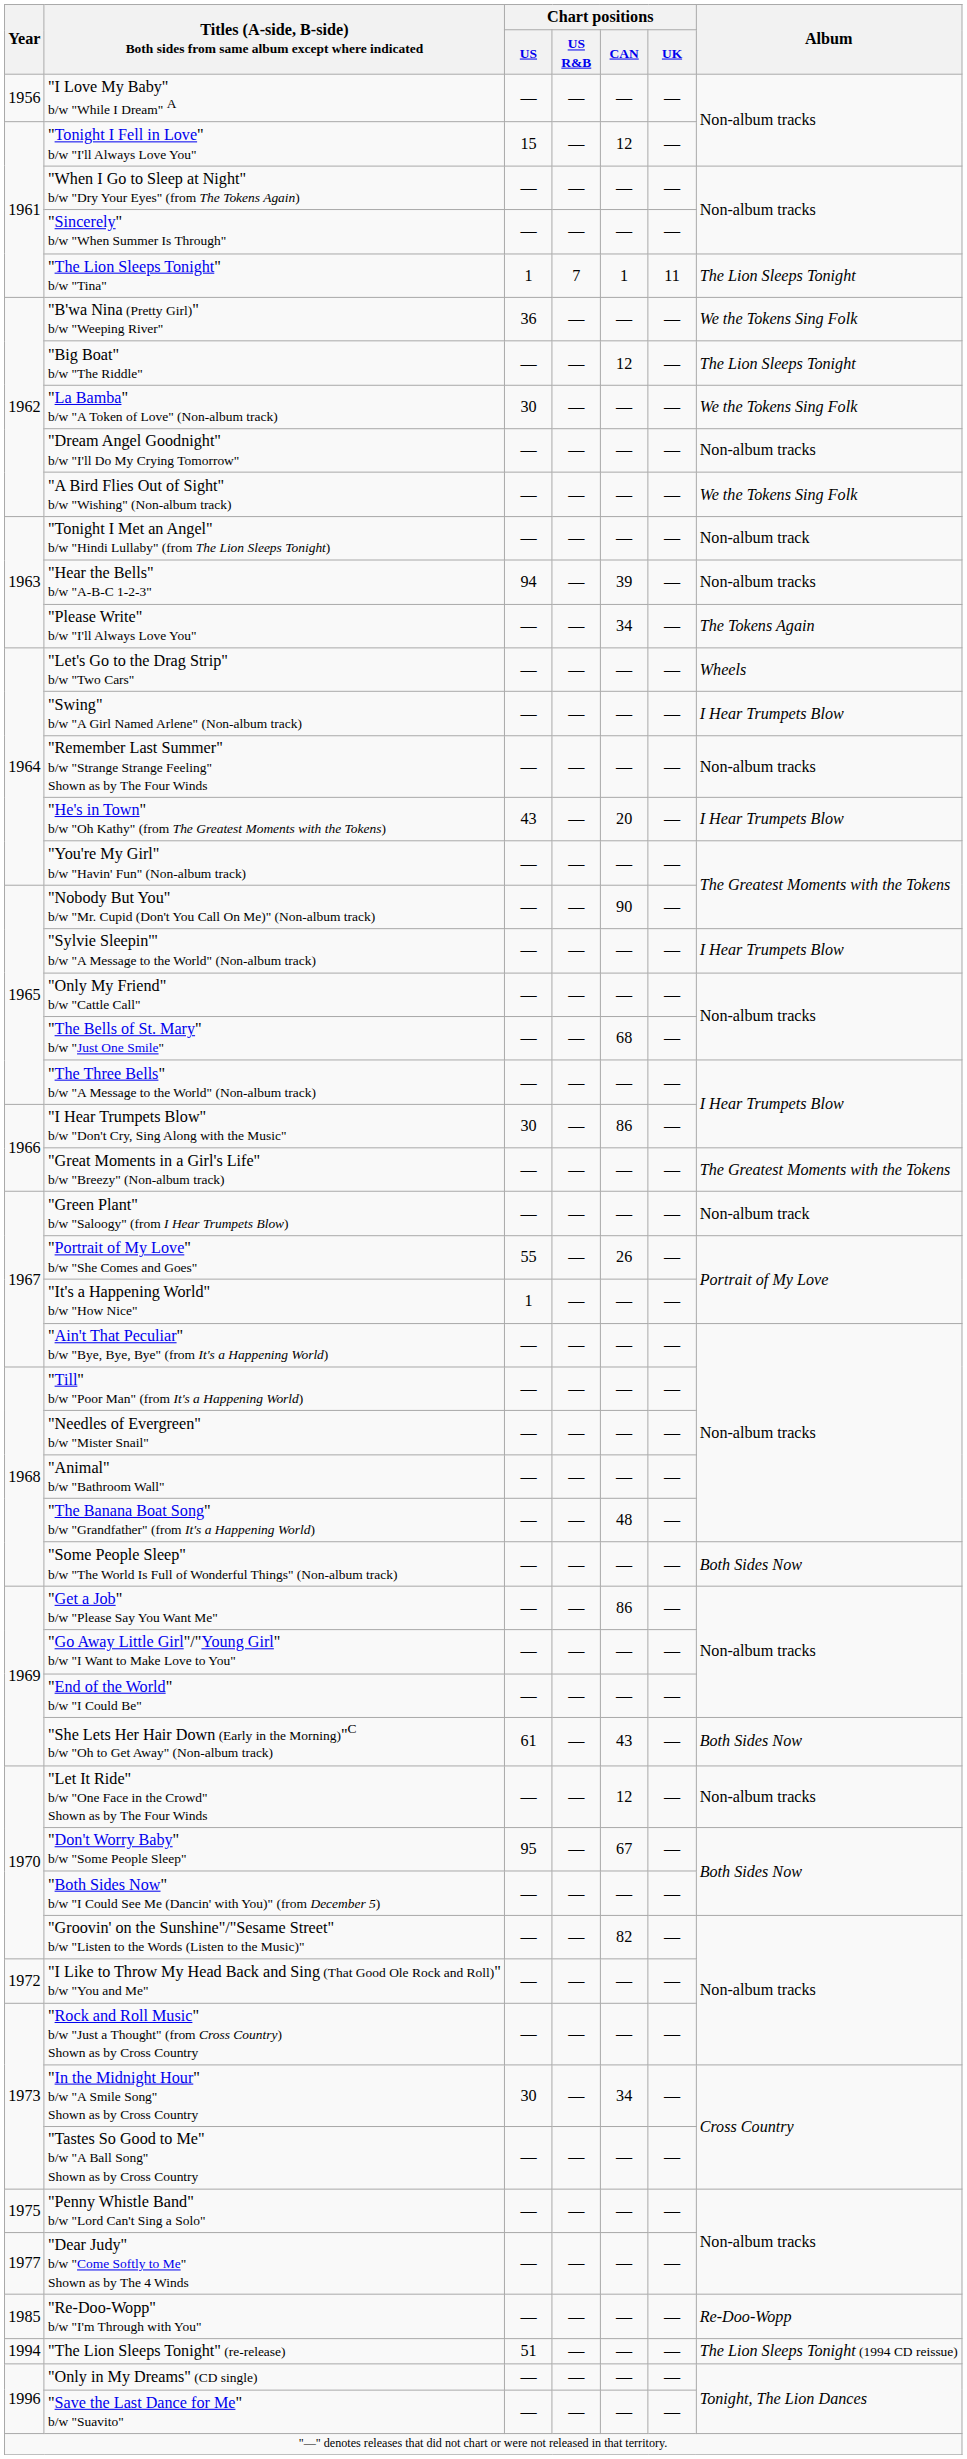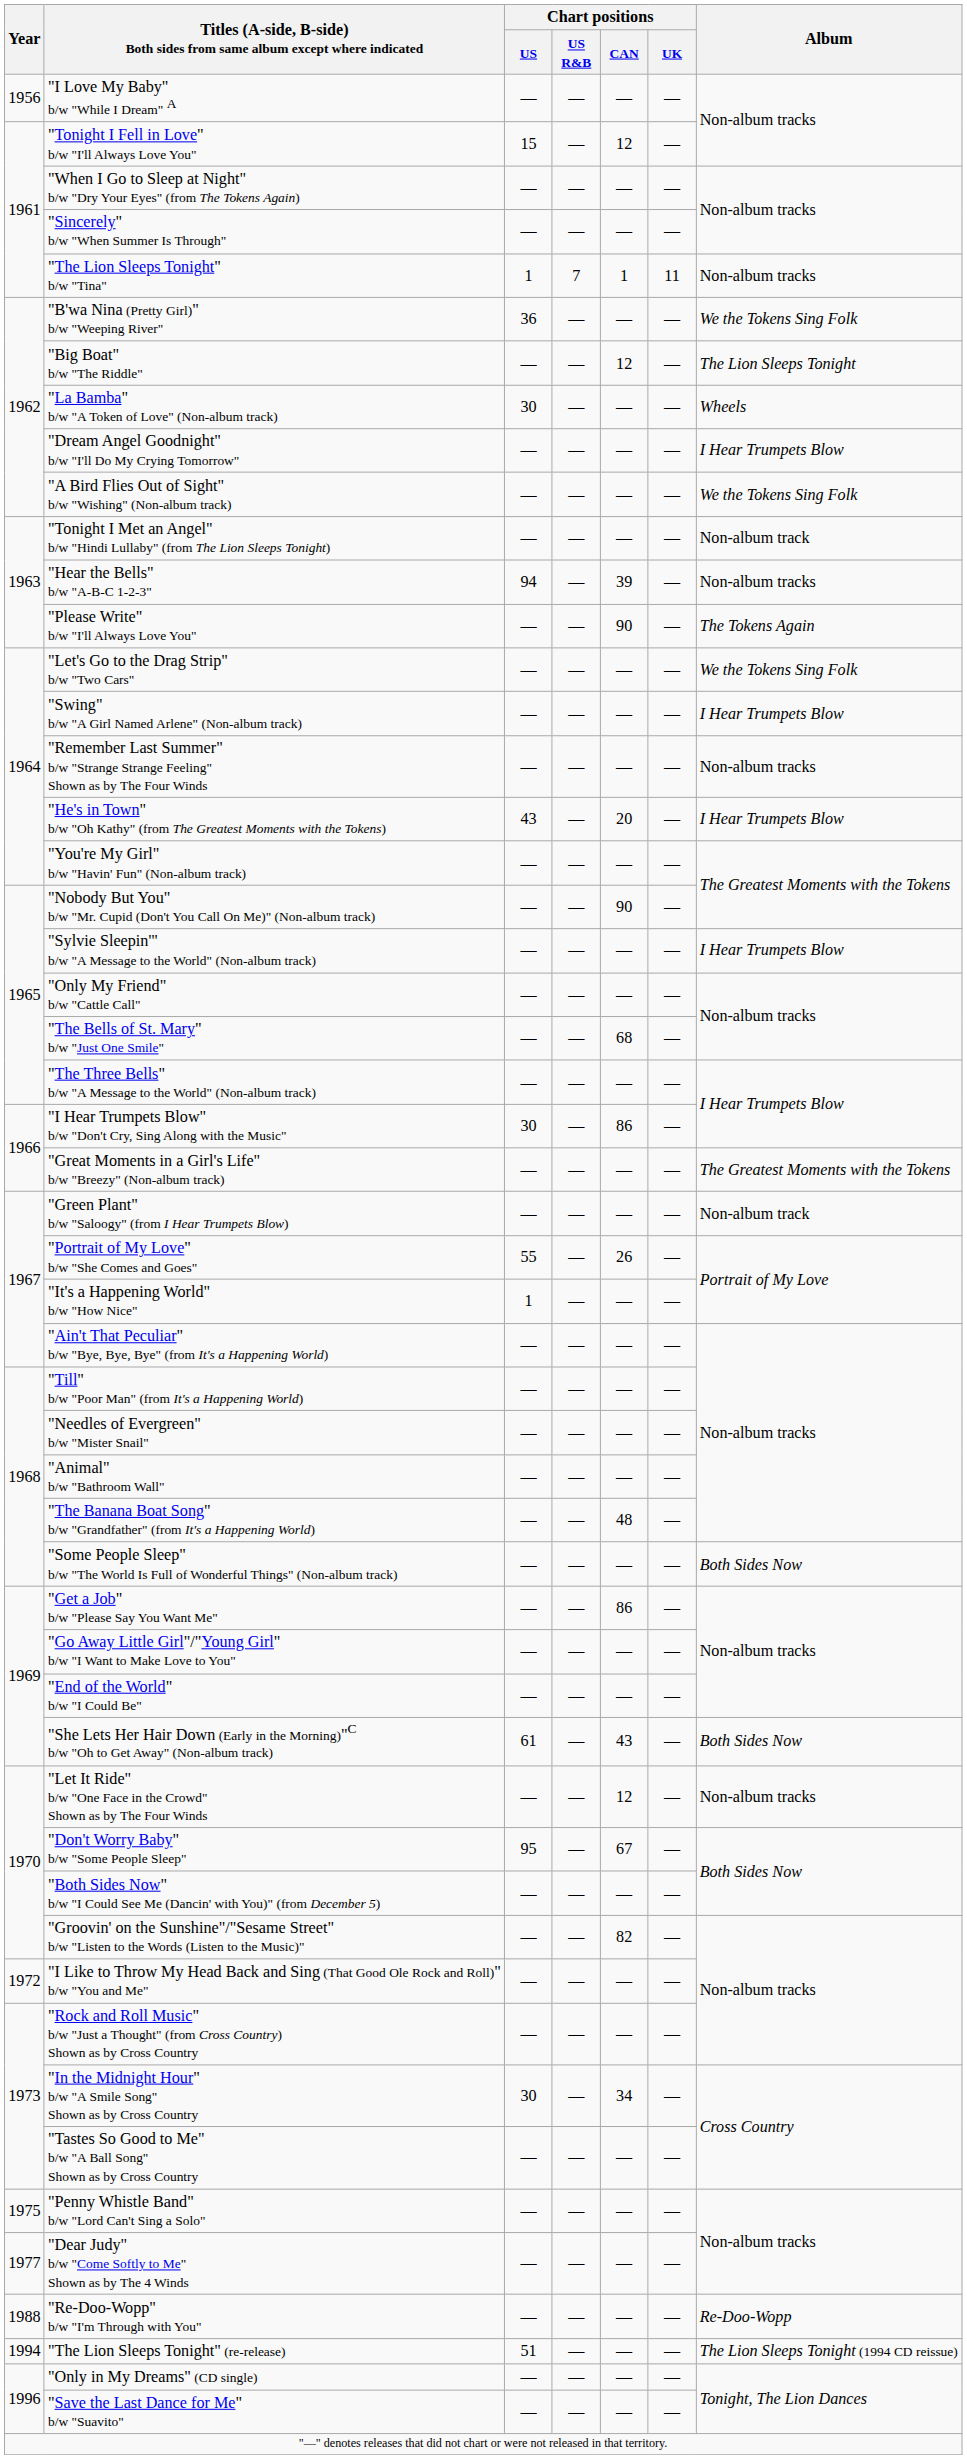(778, 275) The Lion Sleeps Tonight -> (758, 275) Non-album tracks
(779, 406) We the Tokens Sing Folk -> (723, 406) Wheels
(758, 450) Non-album tracks -> (772, 450) I Hear Trumpets Blow
(624, 625) 34 -> (624, 625) 90
(723, 669) Wheels -> (779, 669) We the Tokens Sing Folk
(24, 2316) 1985 -> (24, 2316) 1988
